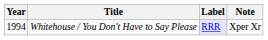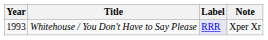(16, 27) 1994 -> (16, 27) 1993
